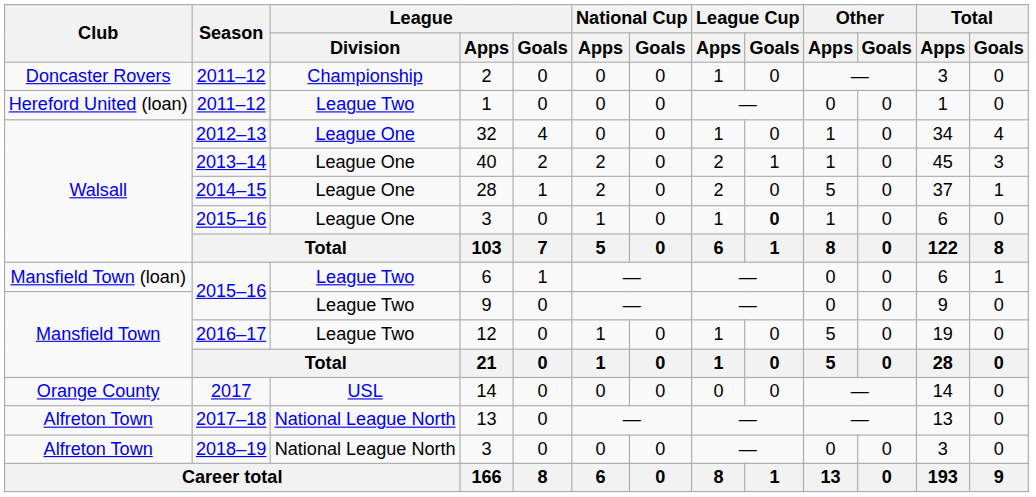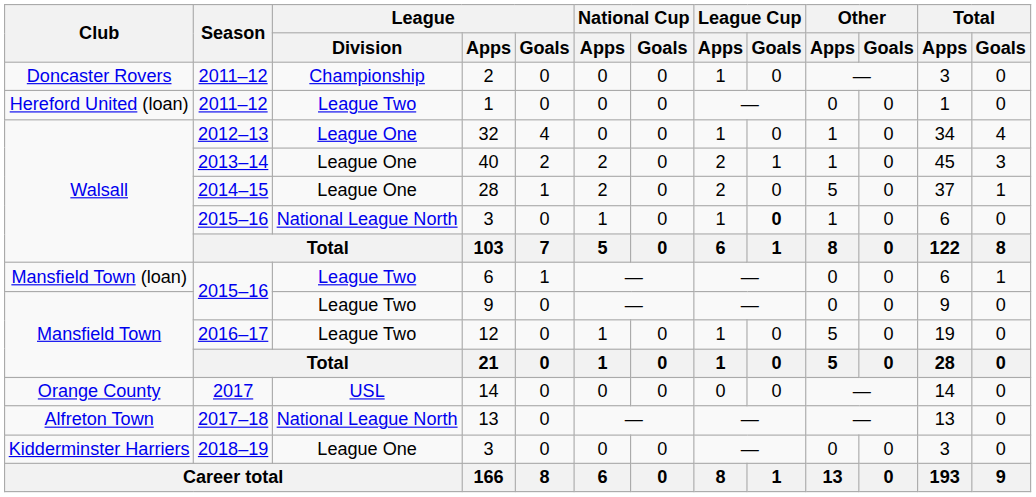(365, 219) League One -> (367, 219) National League North
(98, 448) Alfreton Town -> (99, 448) Kidderminster Harriers
(365, 448) National League North -> (367, 448) League One
